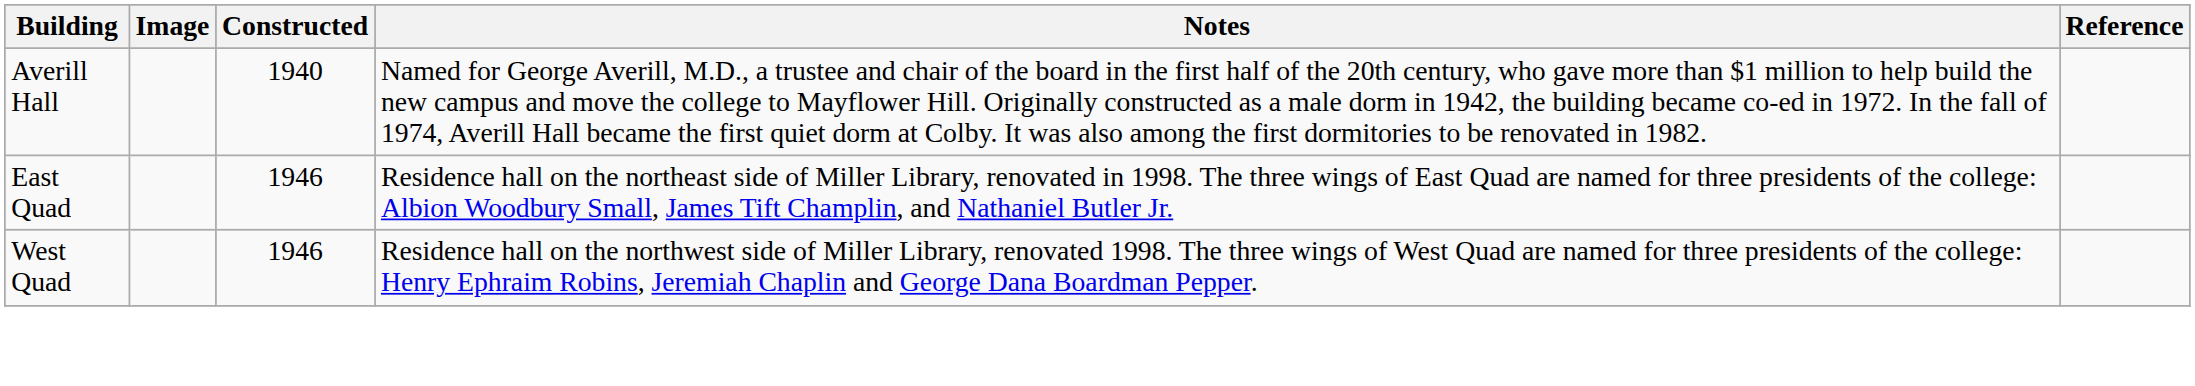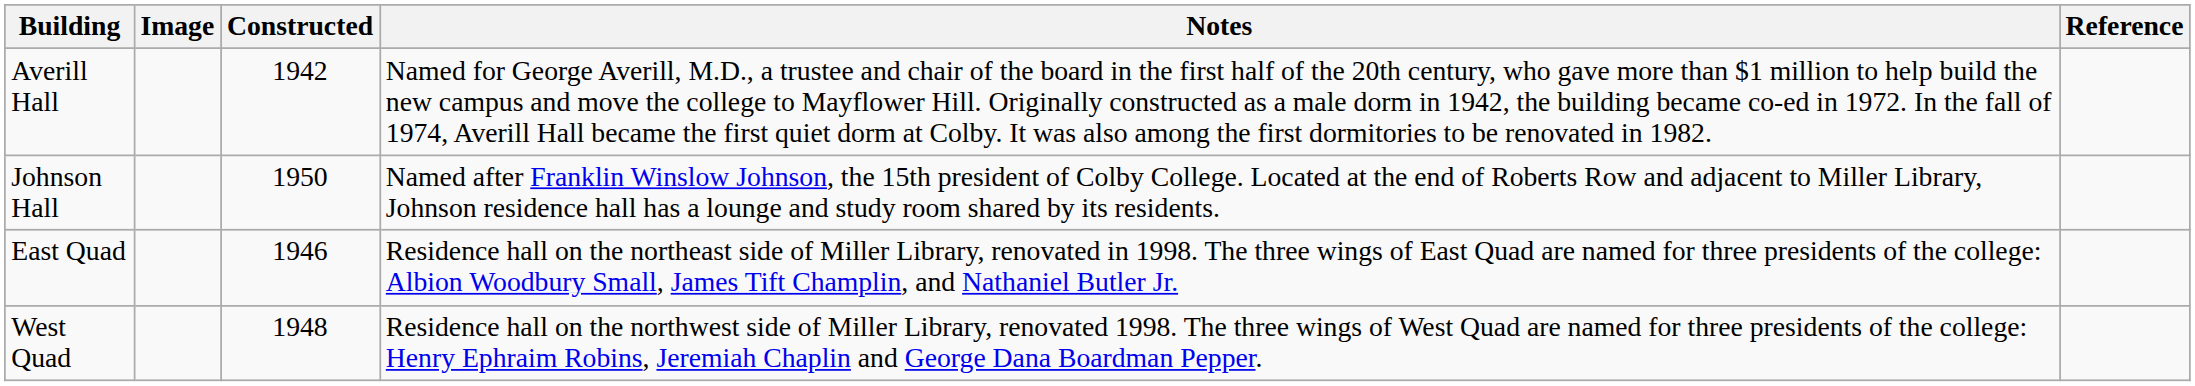(295, 70) 1940 -> (300, 70) 1942
+ row: (57, 192)
(295, 251) 1946 -> (300, 326) 1948
